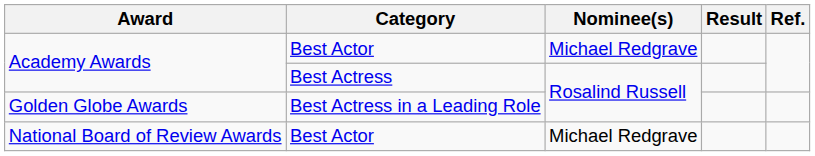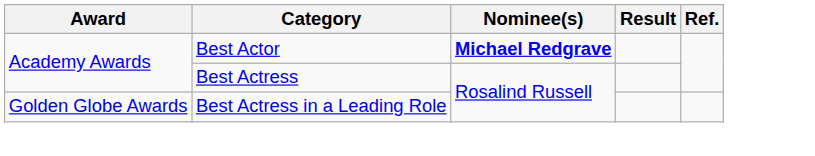(623, 48) normal -> (533, 48) bold
- row: (145, 135)
